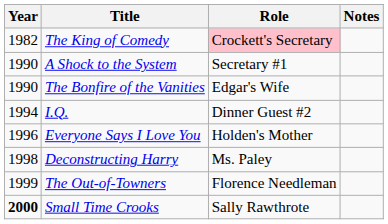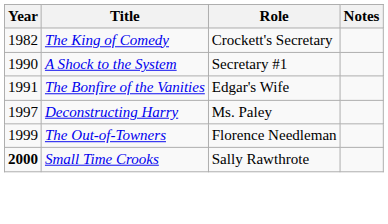(272, 40) pink background -> (272, 40) no background
(23, 87) 1990 -> (23, 87) 1991
- row: (57, 111)
- row: (123, 135)
(23, 159) 1998 -> (23, 111) 1997
